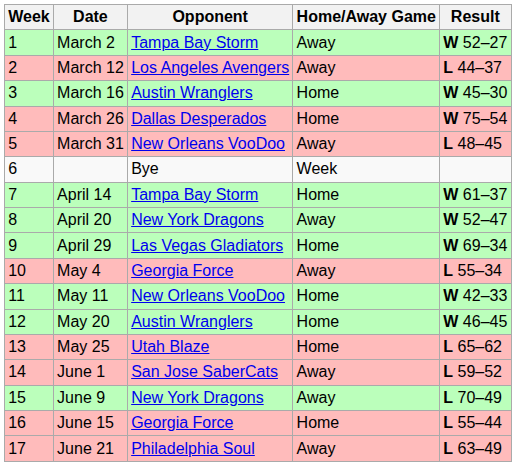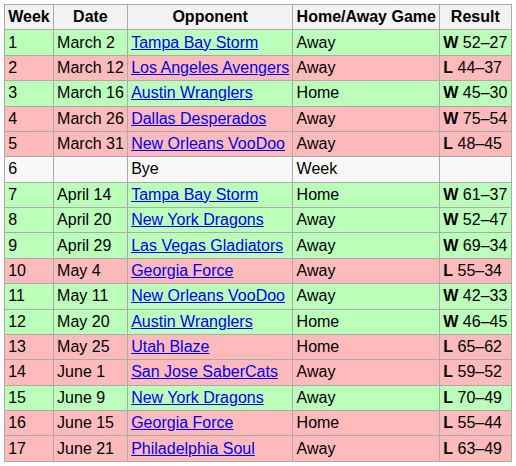(318, 118) Home -> (316, 118) Away
(318, 245) Home -> (316, 245) Away
(318, 296) Home -> (316, 296) Away
